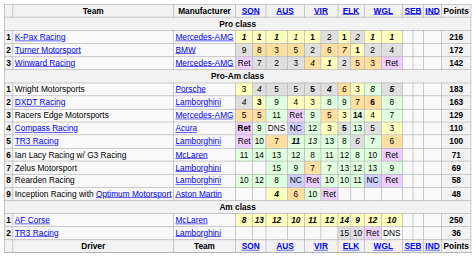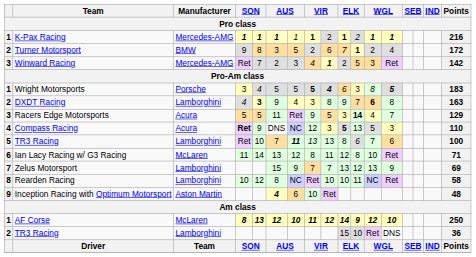(204, 115) Mercedes-AMG -> (186, 115) Acura
